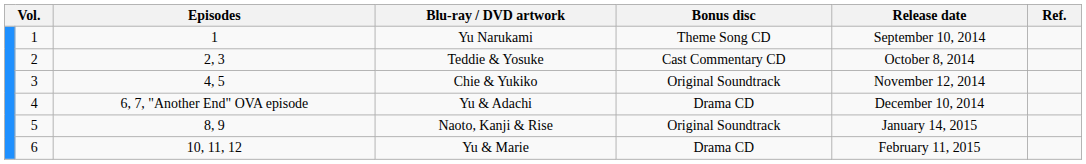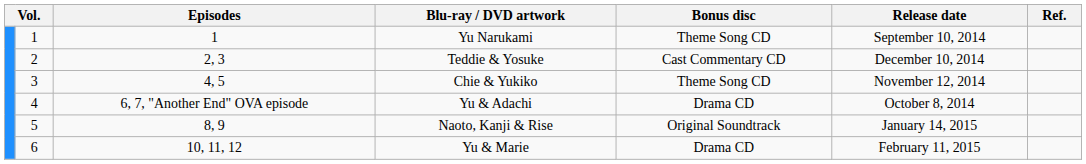(930, 59) October 8, 2014 -> (930, 59) December 10, 2014
(724, 81) Original Soundtrack -> (724, 81) Theme Song CD
(930, 103) December 10, 2014 -> (930, 103) October 8, 2014
